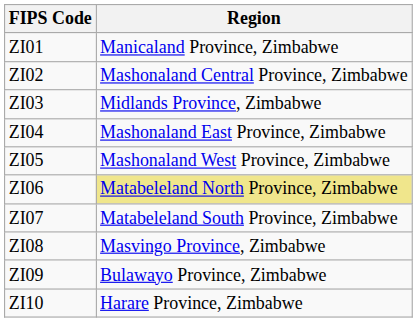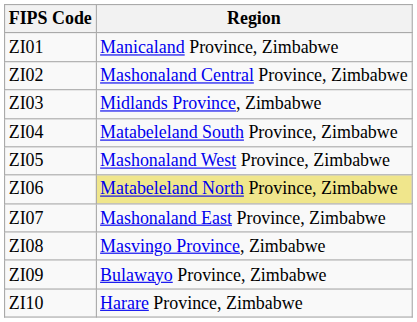(243, 132) Mashonaland East Province, Zimbabwe -> (249, 132) Matabeleland South Province, Zimbabwe
(249, 217) Matabeleland South Province, Zimbabwe -> (243, 217) Mashonaland East Province, Zimbabwe
